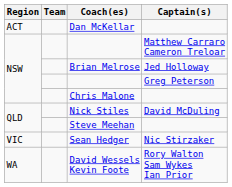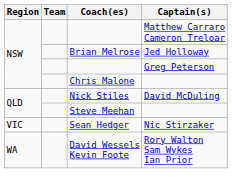- row: (102, 27)
